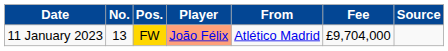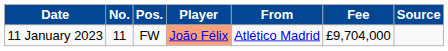(119, 35) 13 -> (119, 35) 11
(149, 35) gold background -> (149, 35) no background
